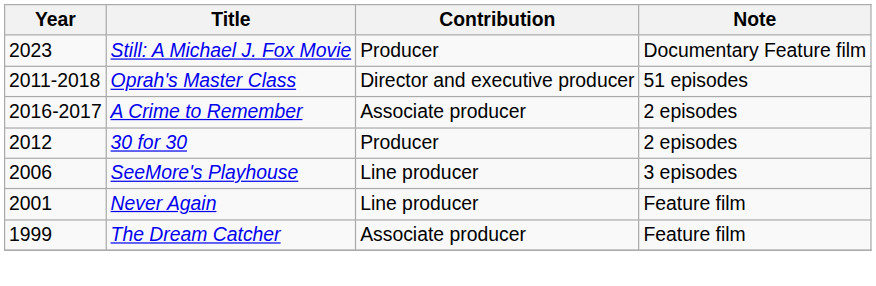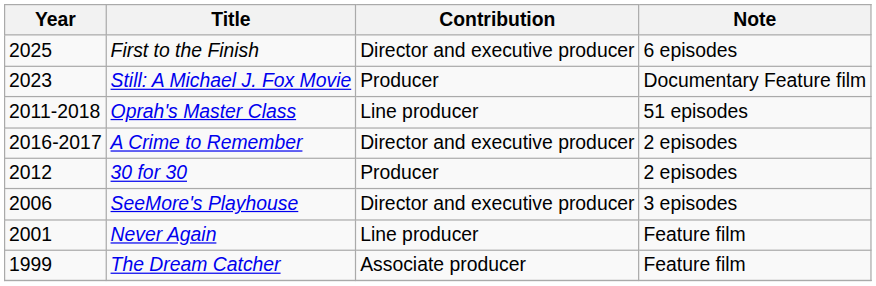+ row: (185, 50)
(497, 81) Director and executive producer -> (419, 111) Line producer
(443, 111) Associate producer -> (497, 142) Director and executive producer
(419, 173) Line producer -> (497, 204) Director and executive producer
